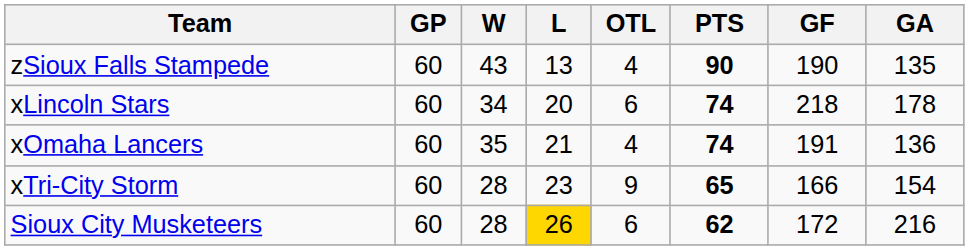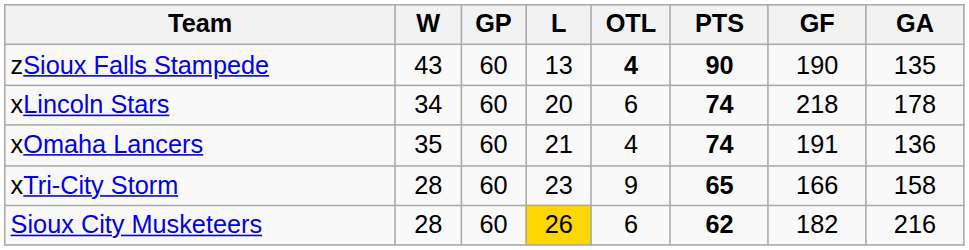columns swapped: (428, 24) <-> (494, 24)
(631, 64) normal -> (631, 64) bold
(915, 184) 154 -> (915, 184) 158
(817, 225) 172 -> (817, 225) 182
